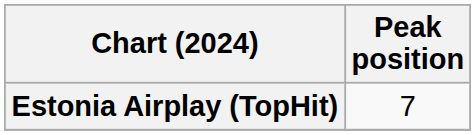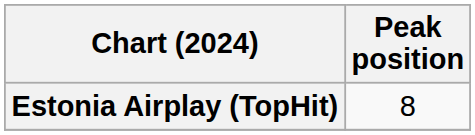(408, 105) 7 -> (408, 105) 8
